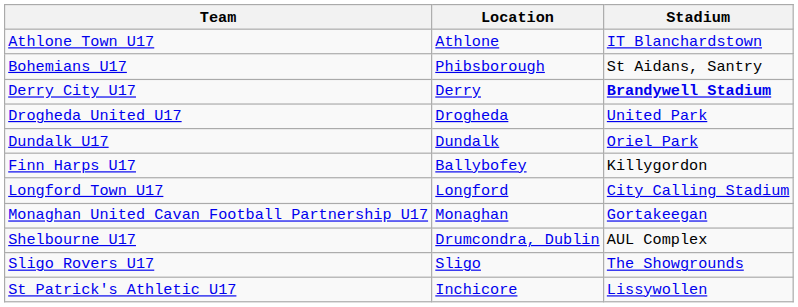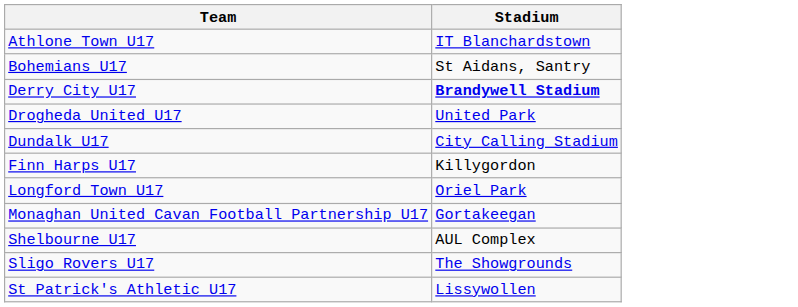- column: (517, 17)
(652, 141) Oriel Park -> (527, 141) City Calling Stadium
(698, 191) City Calling Stadium -> (481, 191) Oriel Park
